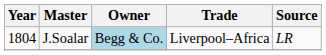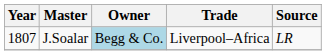(22, 38) 1804 -> (22, 38) 1807
